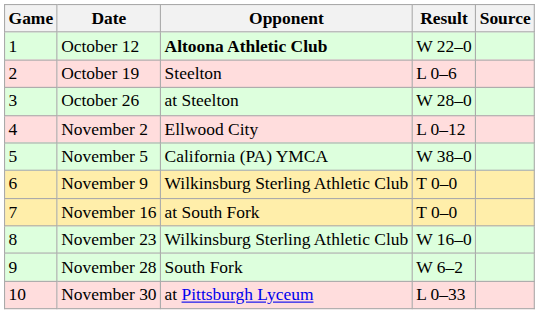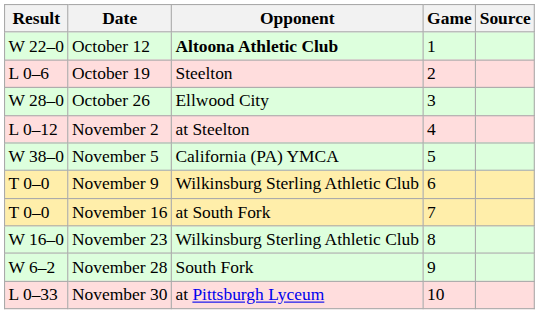columns swapped: (31, 18) <-> (444, 18)
(202, 101) at Steelton -> (222, 101) Ellwood City
(211, 128) Ellwood City -> (212, 128) at Steelton
